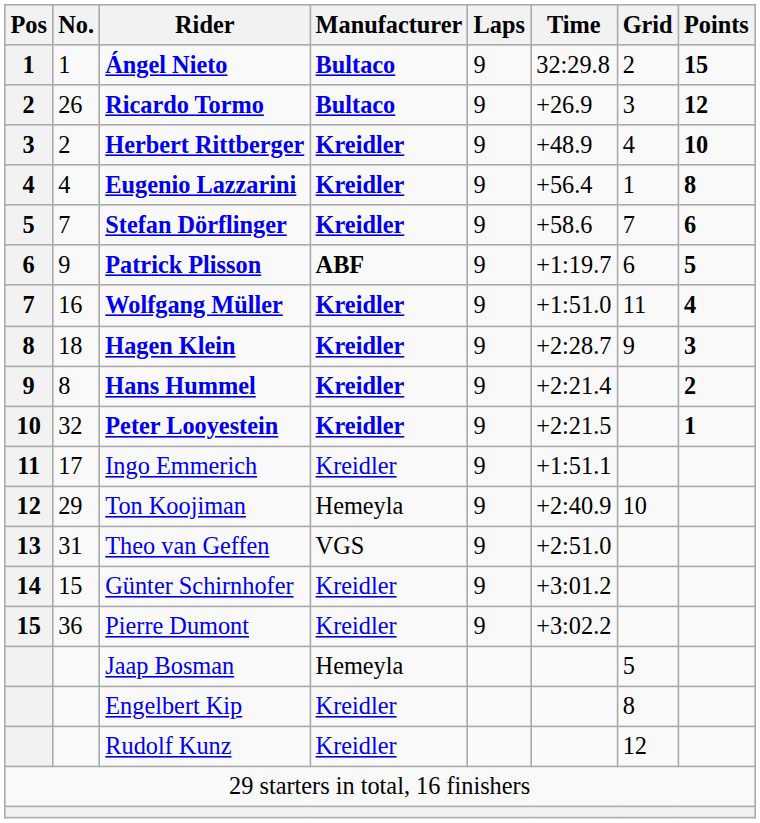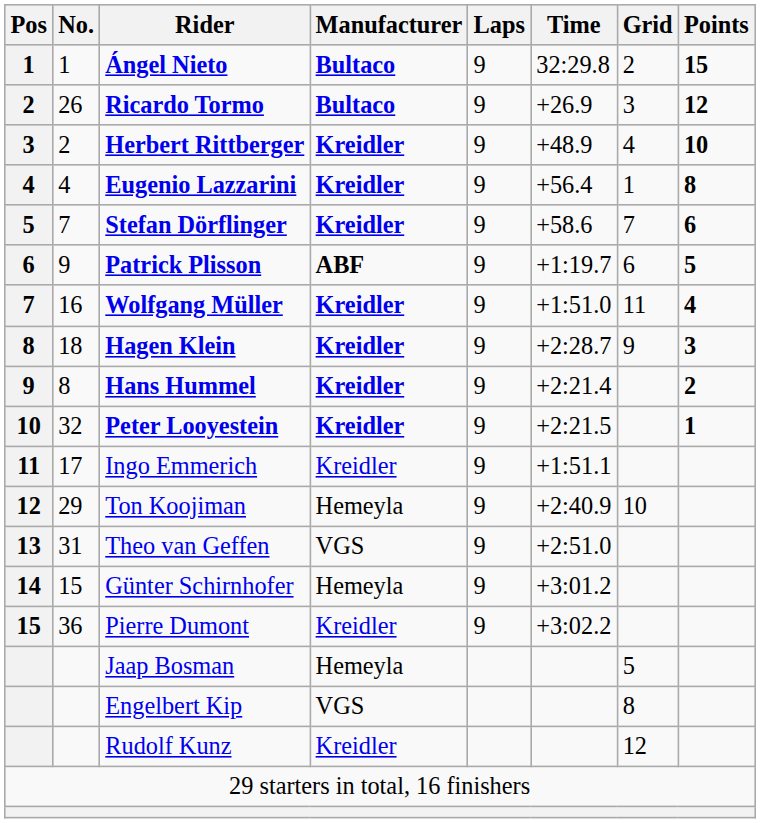(356, 586) Kreidler -> (359, 586) Hemeyla
(356, 706) Kreidler -> (340, 706) VGS
